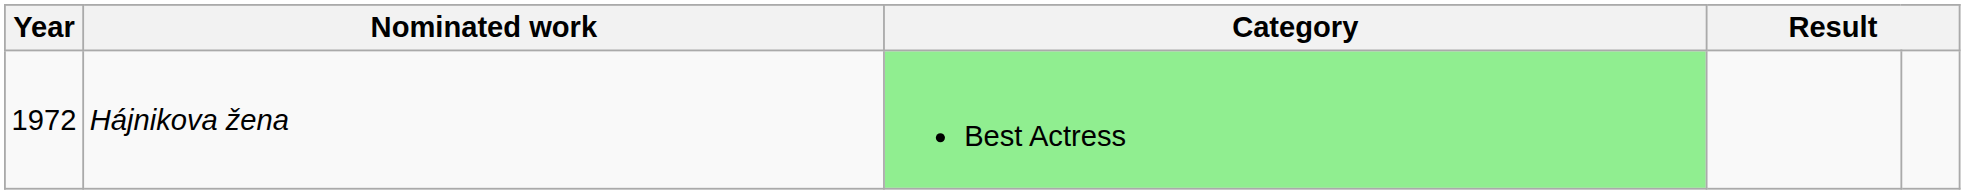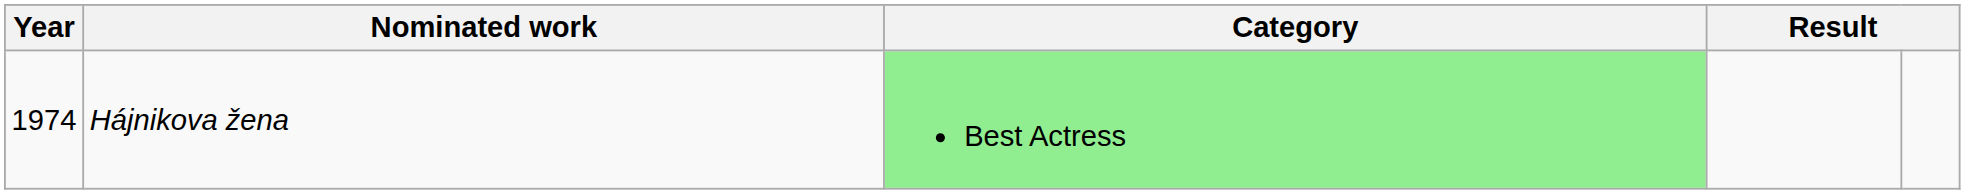(44, 119) 1972 -> (44, 119) 1974
